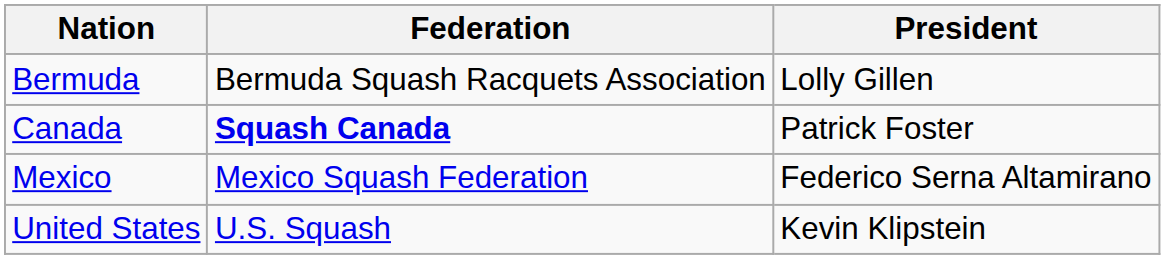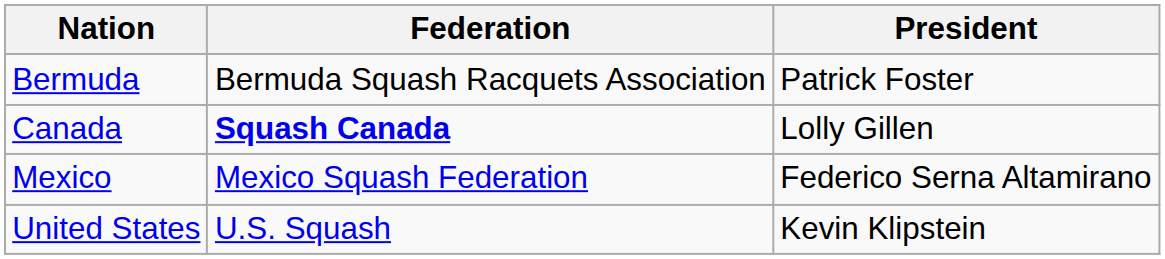(857, 79) Lolly Gillen -> (877, 79) Patrick Foster
(877, 128) Patrick Foster -> (857, 128) Lolly Gillen
